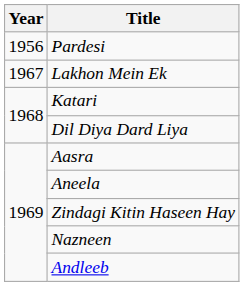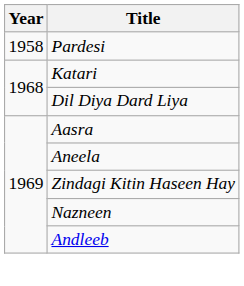(26, 45) 1956 -> (26, 45) 1958
- row: (109, 73)
